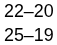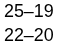rows swapped: (29, 35) <-> (29, 10)
